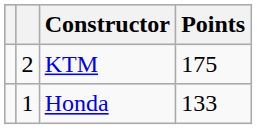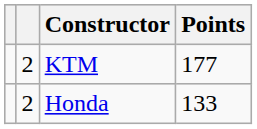(199, 64) 175 -> (199, 64) 177
(28, 103) 1 -> (28, 103) 2
